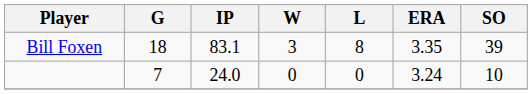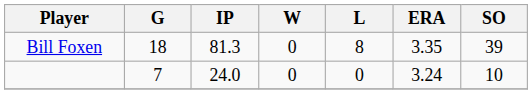(225, 46) 83.1 -> (225, 46) 81.3
(292, 46) 3 -> (292, 46) 0
